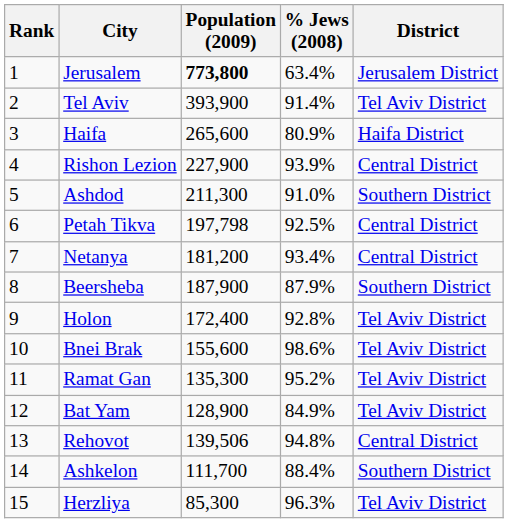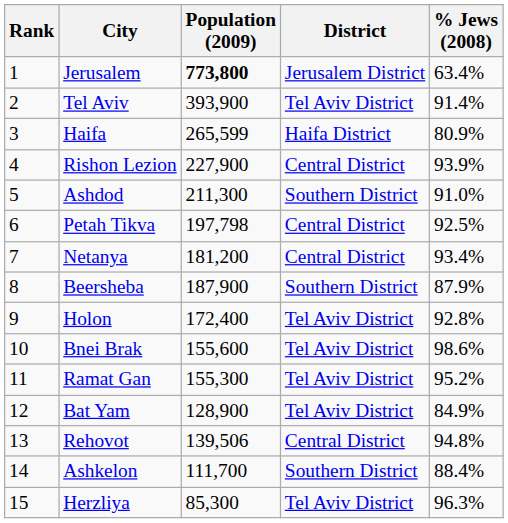columns swapped: (317, 30) <-> (428, 30)
(217, 133) 265,600 -> (217, 133) 265,599
(217, 379) 135,300 -> (217, 379) 155,300
